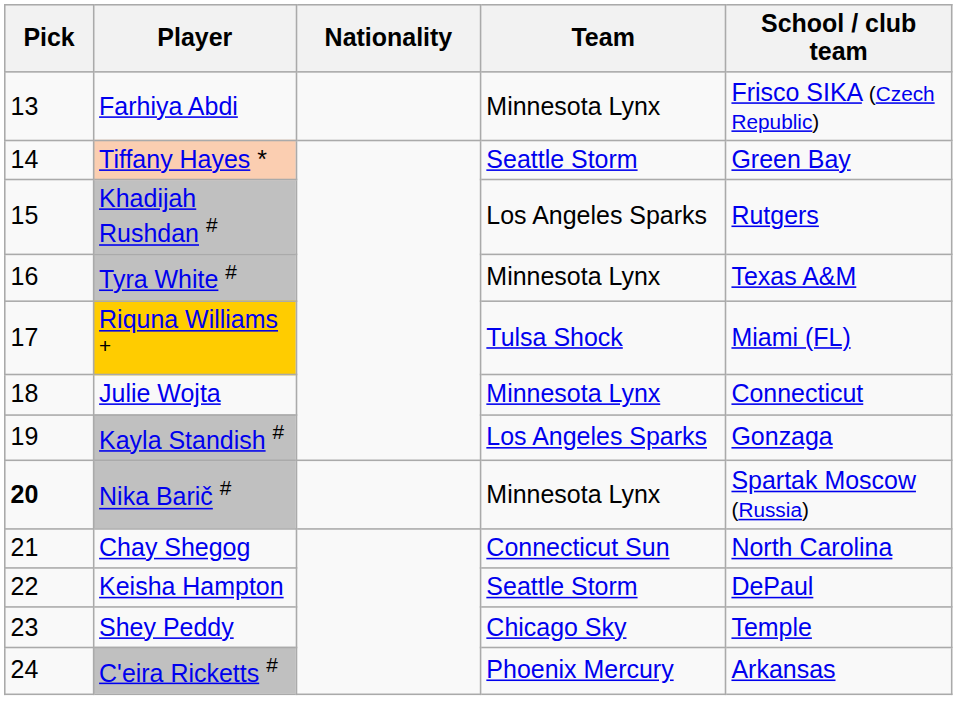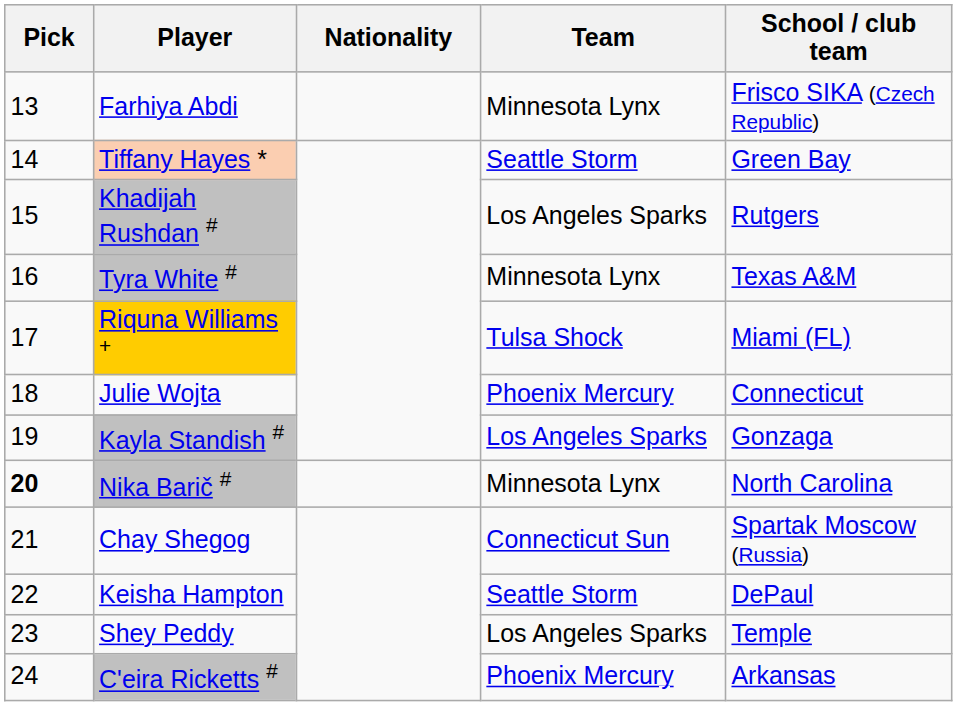(573, 394) Minnesota Lynx -> (580, 394) Phoenix Mercury
(824, 494) Spartak Moscow (Russia) -> (812, 483) North Carolina
(812, 547) North Carolina -> (824, 540) Spartak Moscow (Russia)
(556, 627) Chicago Sky -> (597, 633) Los Angeles Sparks
